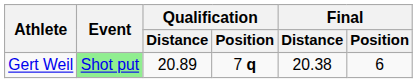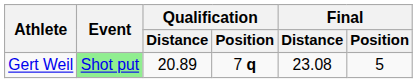(312, 66) 20.38 -> (312, 66) 23.08
(380, 66) 6 -> (380, 66) 5
